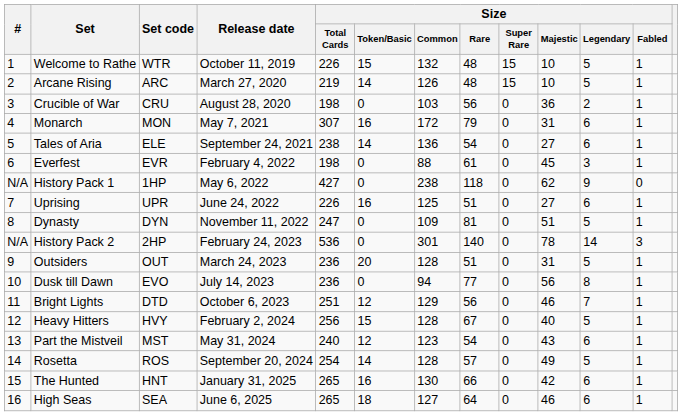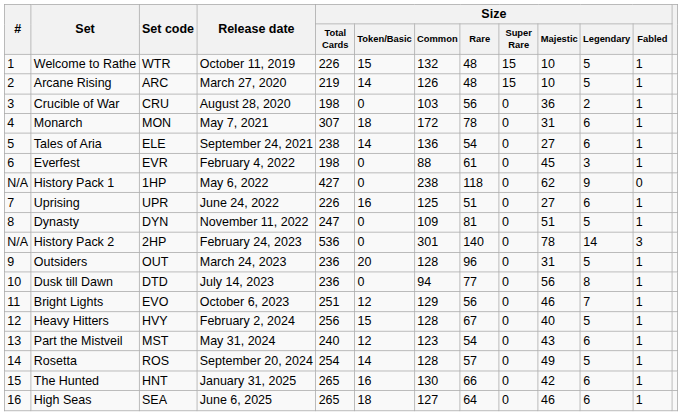(365, 123) 16 -> (365, 123) 18
(470, 123) 79 -> (470, 123) 78
(470, 262) 51 -> (470, 262) 96
(155, 281) EVO -> (155, 281) DTD
(155, 301) DTD -> (155, 301) EVO
